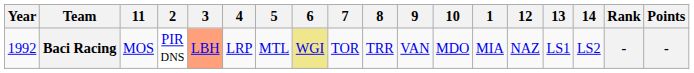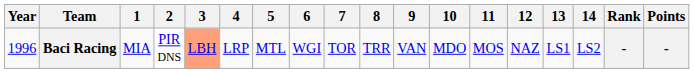columns swapped: (490, 16) <-> (138, 16)
(22, 48) 1992 -> (22, 48) 1996
(310, 48) khaki background -> (307, 48) no background
